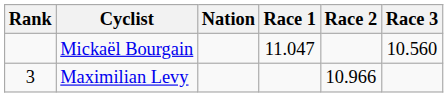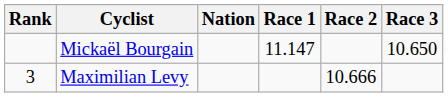(290, 48) 11.047 -> (290, 48) 11.147
(412, 48) 10.560 -> (412, 48) 10.650
(351, 77) 10.966 -> (351, 77) 10.666
